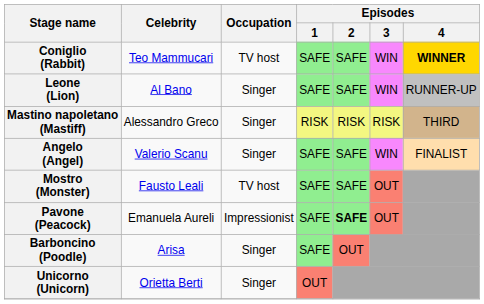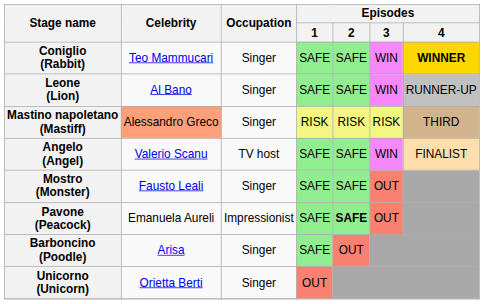(259, 58) TV host -> (259, 58) Singer
(171, 122) no background -> (171, 122) lightsalmon background
(259, 154) Singer -> (259, 154) TV host
(259, 186) TV host -> (259, 186) Singer
